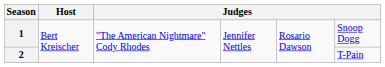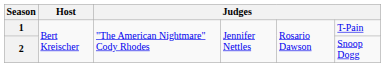(350, 33) Snoop Dogg -> (350, 28) T-Pain
(350, 54) T-Pain -> (350, 49) Snoop Dogg
